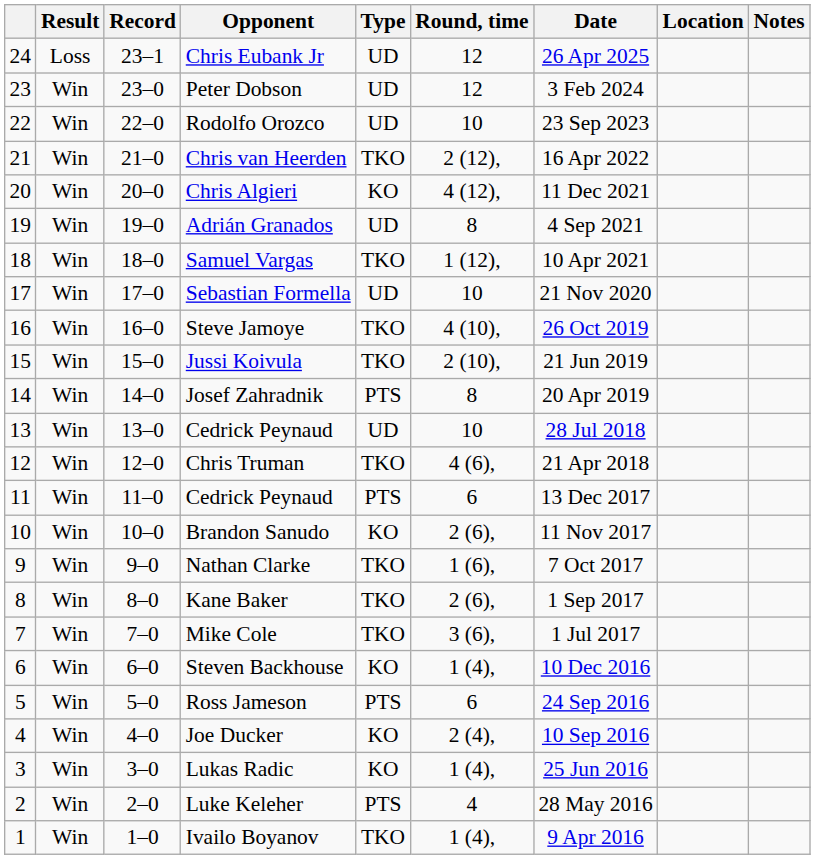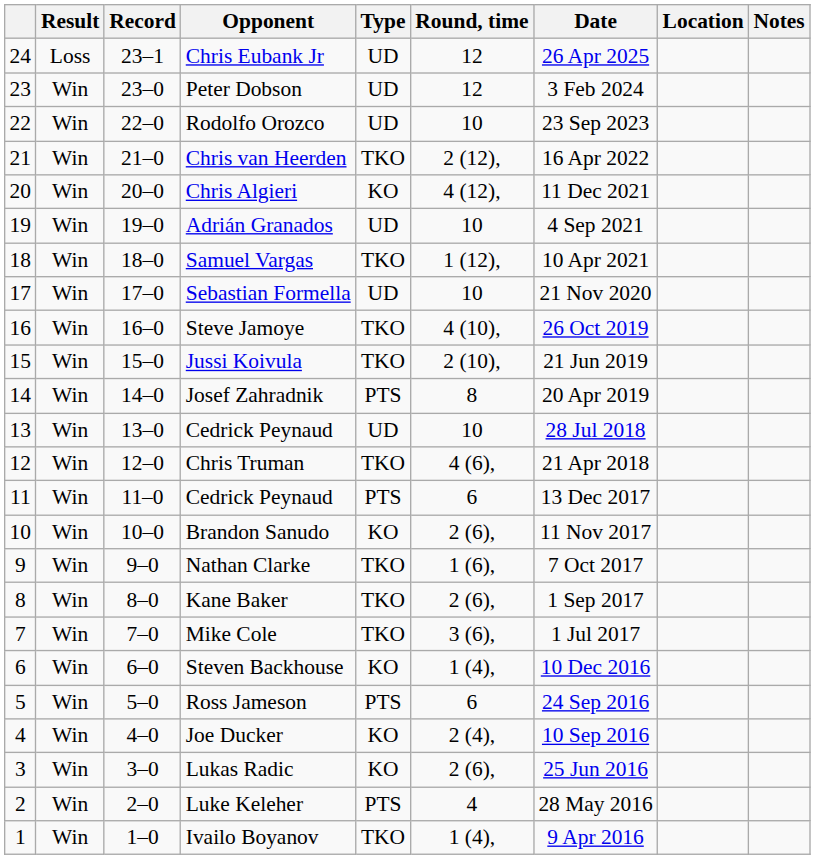(472, 225) 8 -> (472, 225) 10
(472, 769) 1 (4), -> (472, 769) 2 (6),
